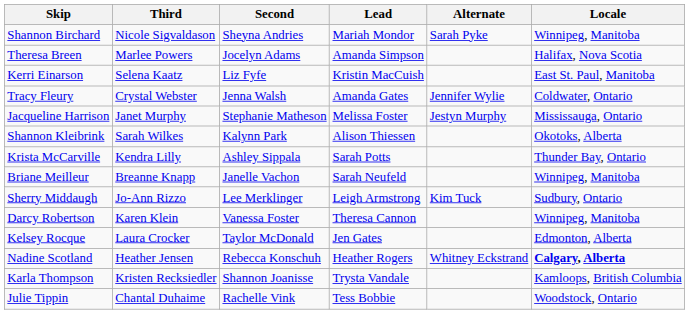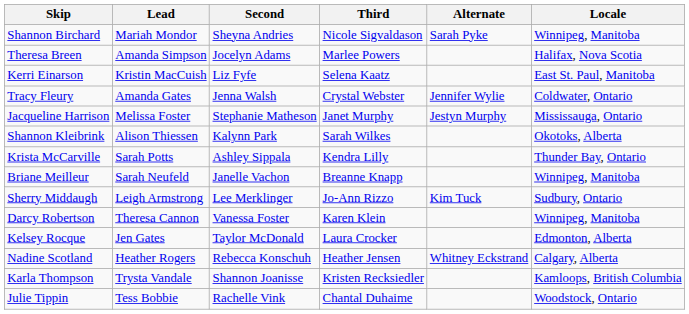columns swapped: (166, 14) <-> (378, 14)
(580, 258) bold -> (576, 258) normal
